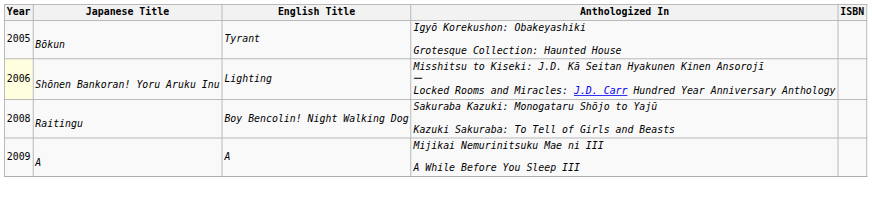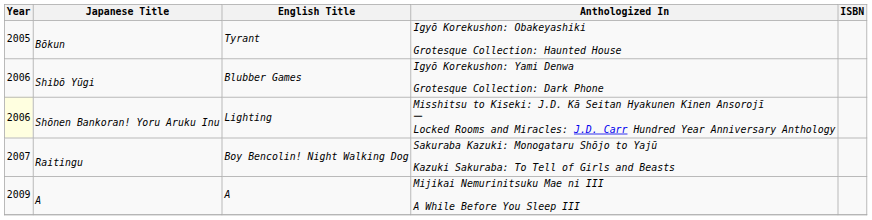+ row: (65, 84)
(19, 119) 2008 -> (19, 157) 2007
